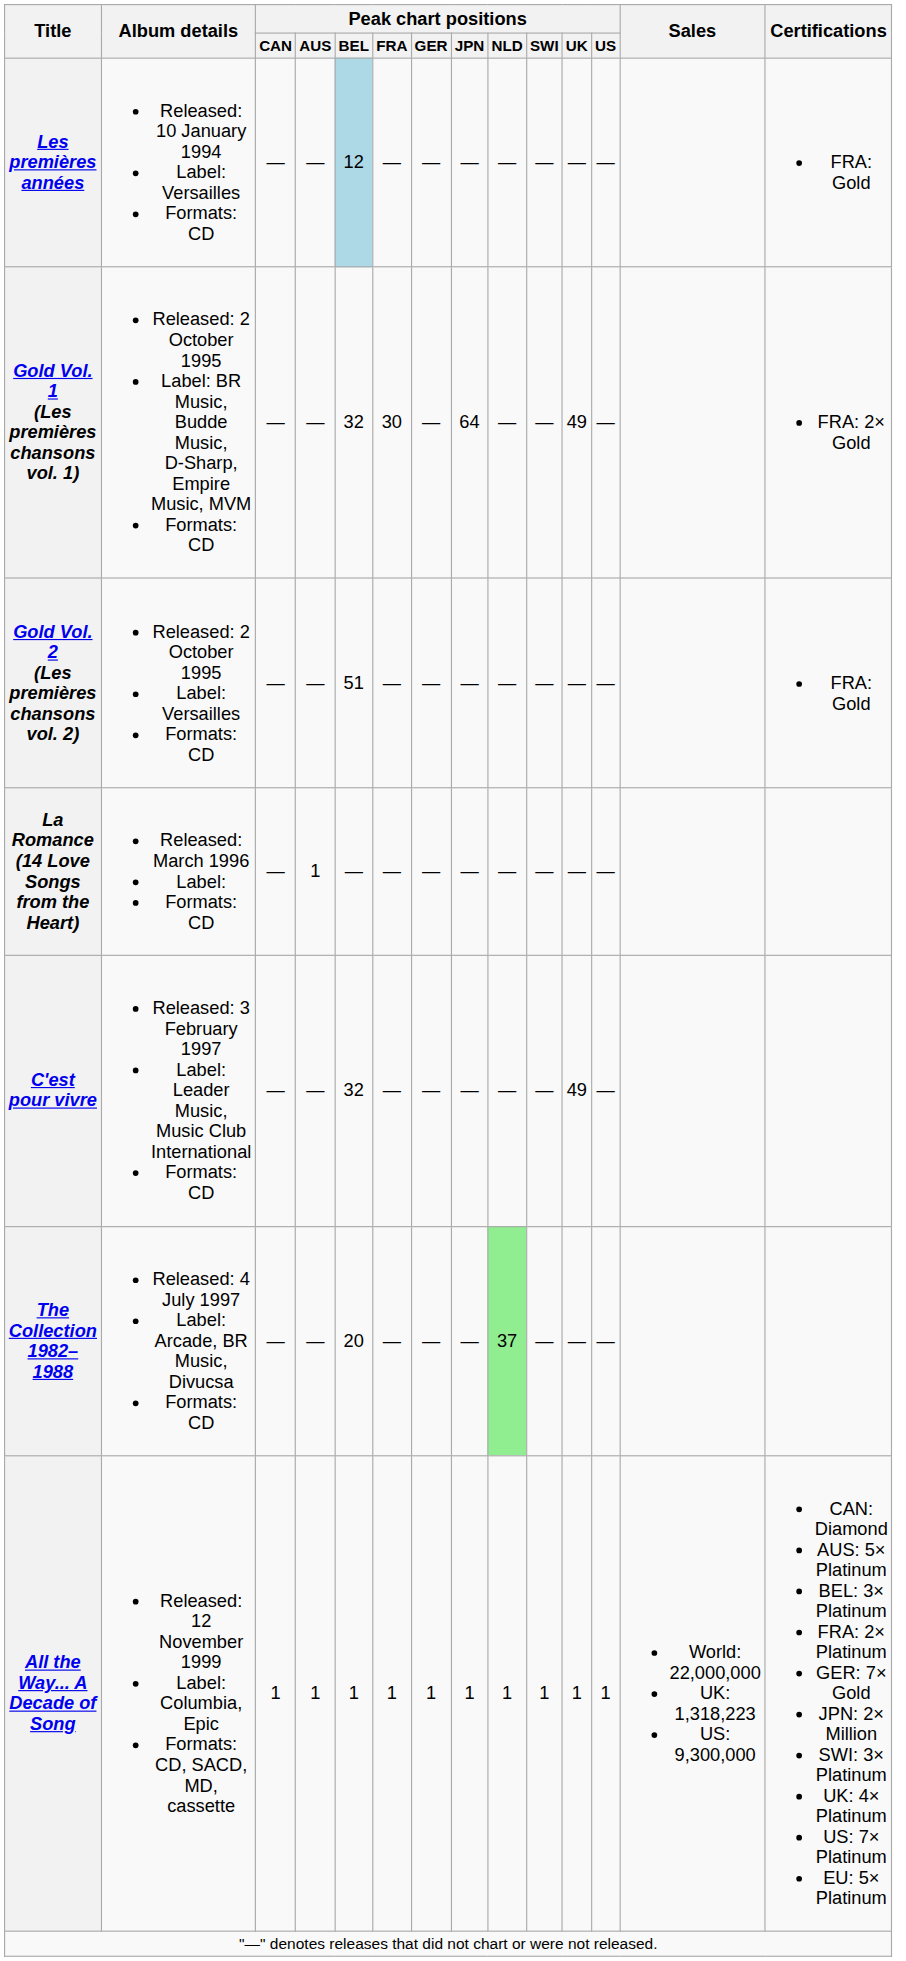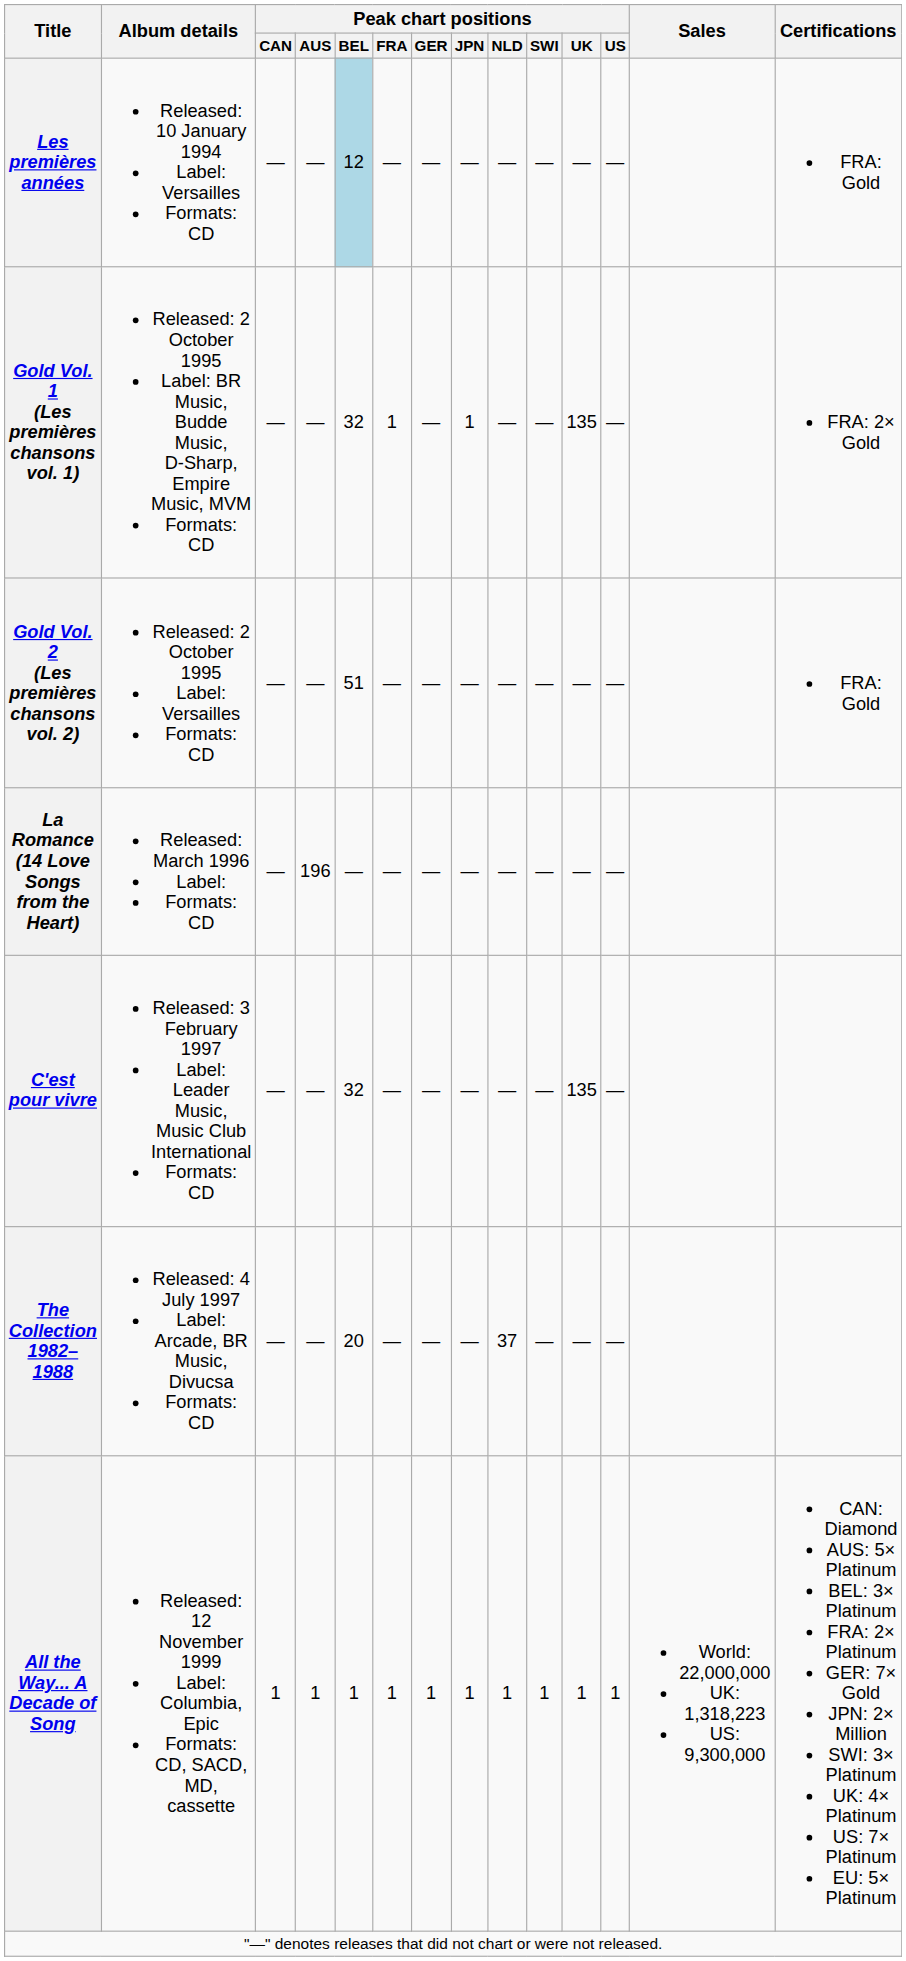(392, 422) 30 -> (392, 422) 1
(470, 422) 64 -> (470, 422) 1
(577, 422) 49 -> (582, 422) 135
(315, 871) 1 -> (315, 871) 196
(577, 1090) 49 -> (582, 1090) 135
(507, 1340) lightgreen background -> (507, 1340) no background
